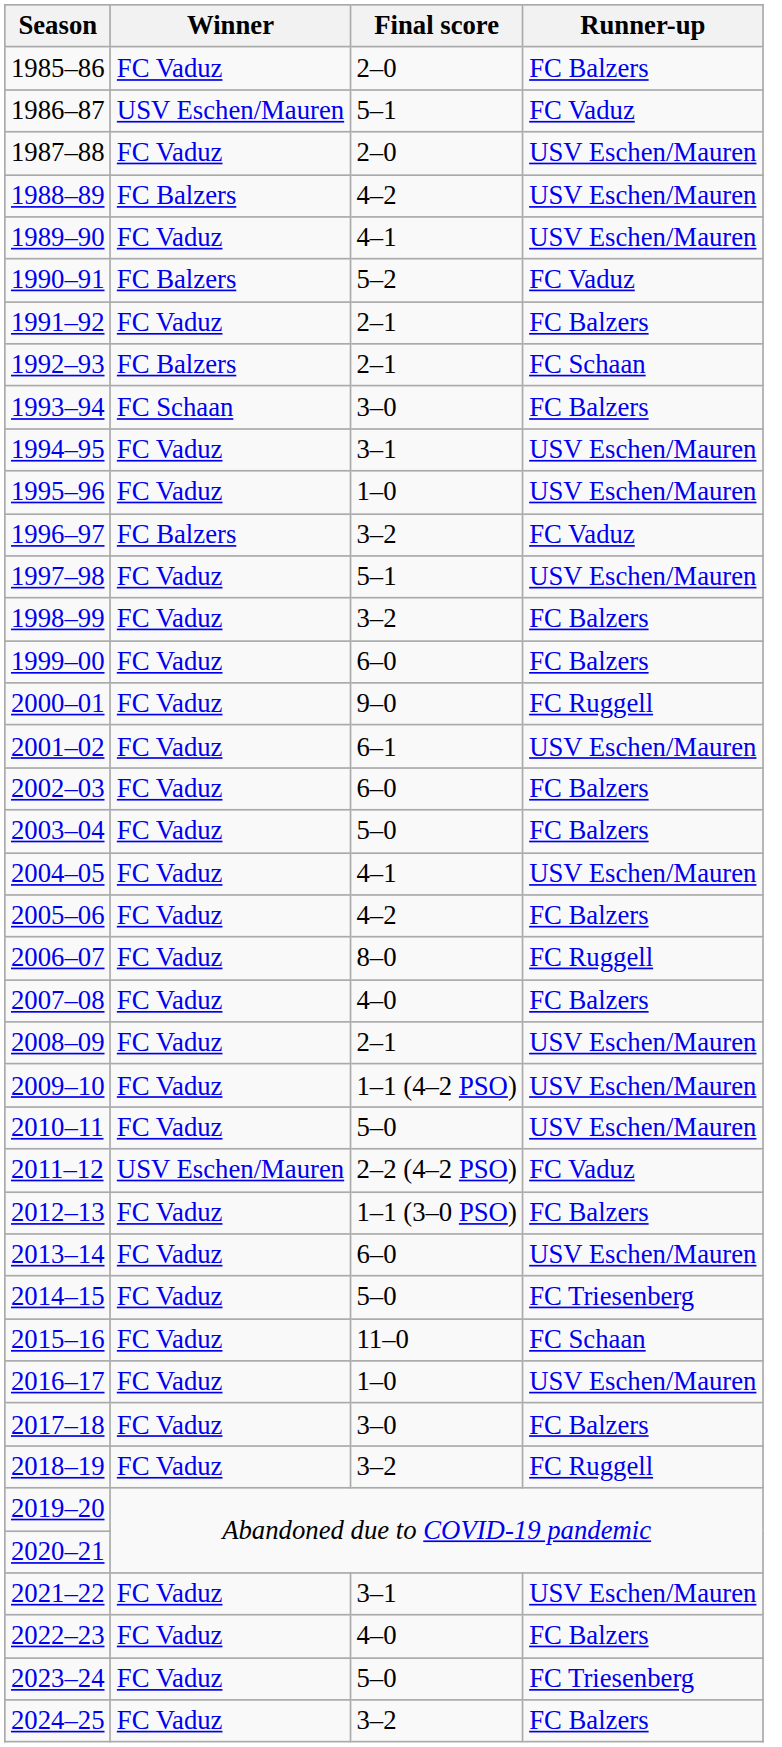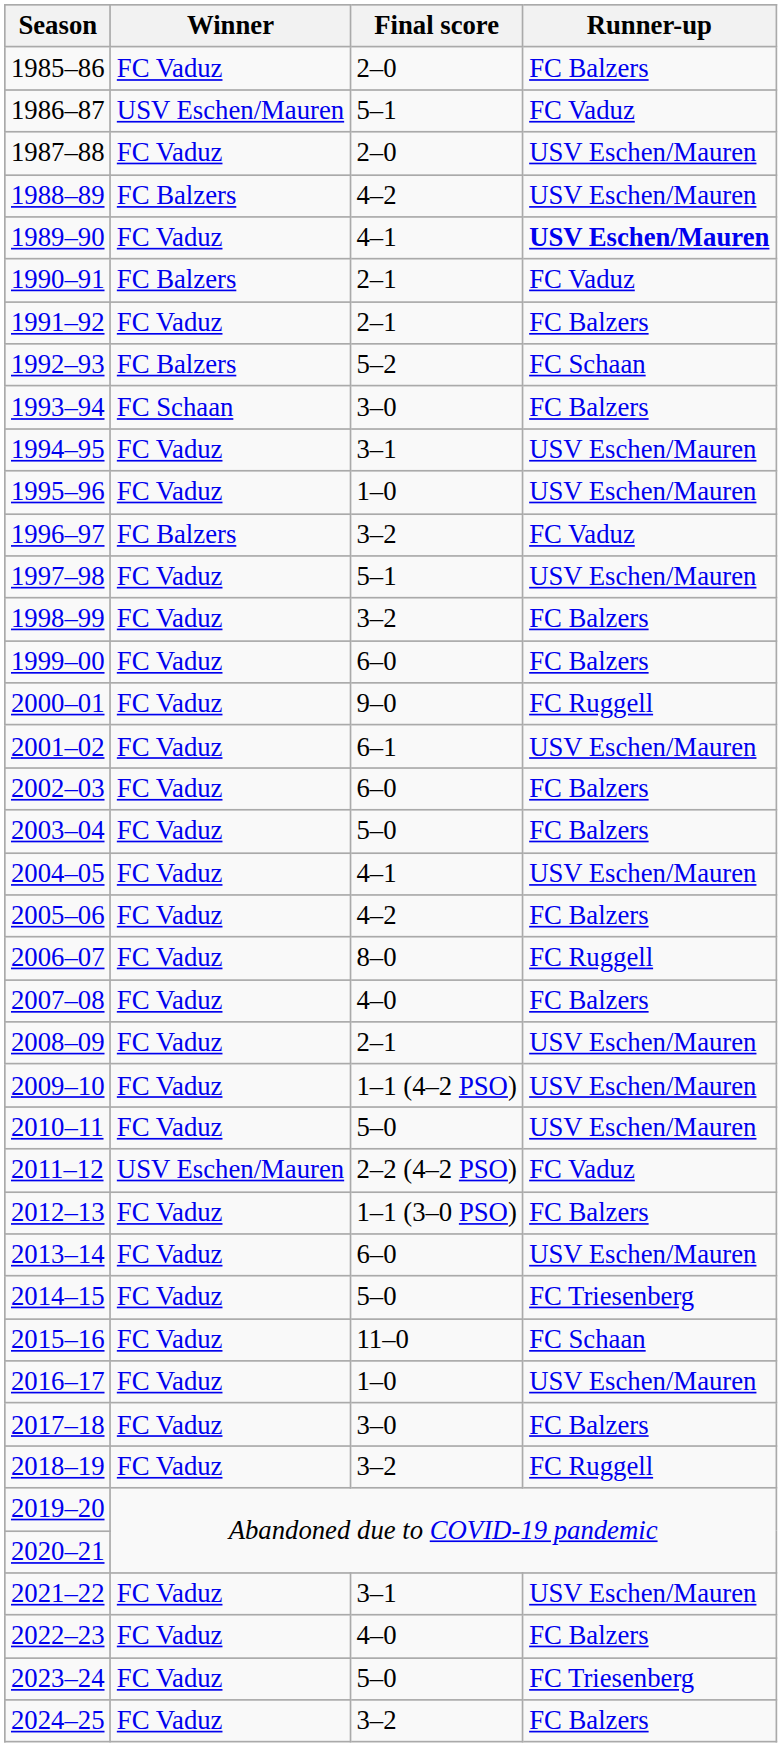(643, 237) normal -> (649, 237) bold
(377, 279) 5–2 -> (377, 279) 2–1
(377, 364) 2–1 -> (377, 364) 5–2
